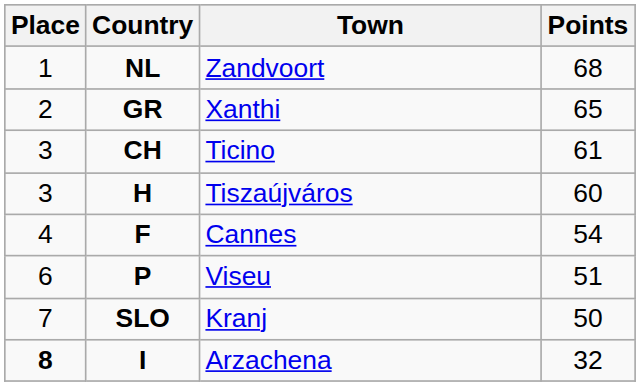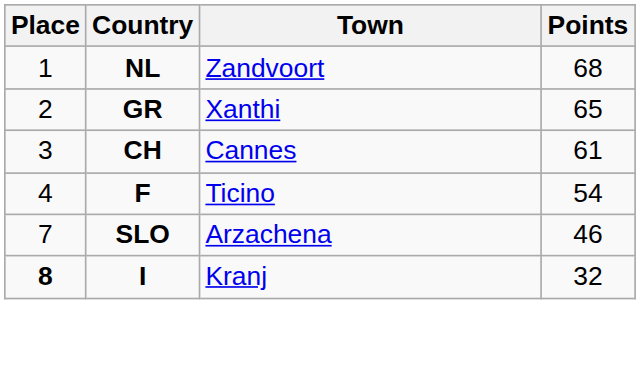(240, 151) Ticino -> (251, 151) Cannes
- row: (143, 192)
(251, 234) Cannes -> (240, 192) Ticino
- row: (143, 276)
(236, 318) Kranj -> (269, 234) Arzachena
(588, 318) 50 -> (588, 234) 46
(269, 360) Arzachena -> (236, 276) Kranj
